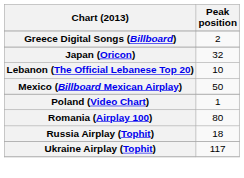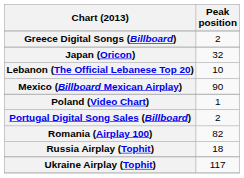(218, 86) 50 -> (218, 86) 90
+ row: (100, 117)
(218, 117) 80 -> (218, 133) 82
